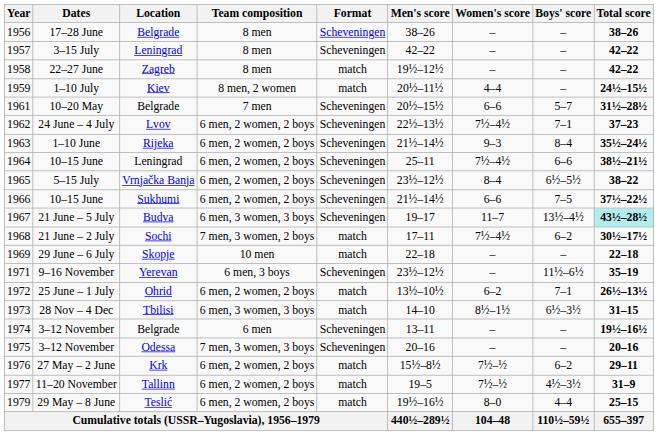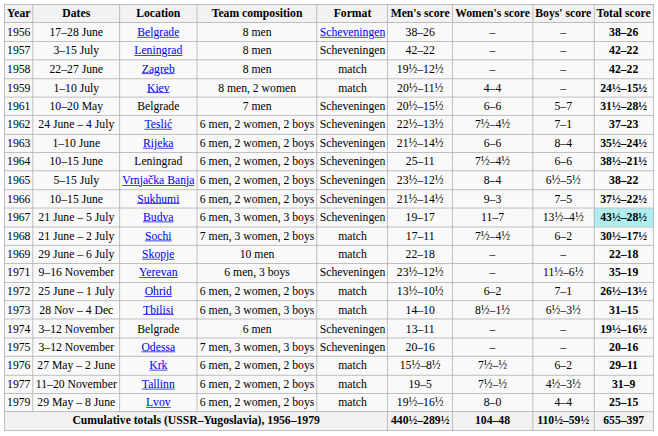(158, 124) Lvov -> (158, 124) Teslić
(493, 143) 9–3 -> (493, 143) 6–6
(493, 198) 6–6 -> (493, 198) 9–3
(158, 402) Teslić -> (158, 402) Lvov
